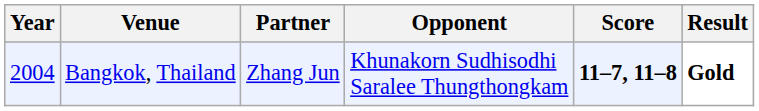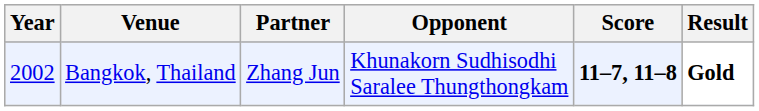(32, 73) 2004 -> (32, 73) 2002
